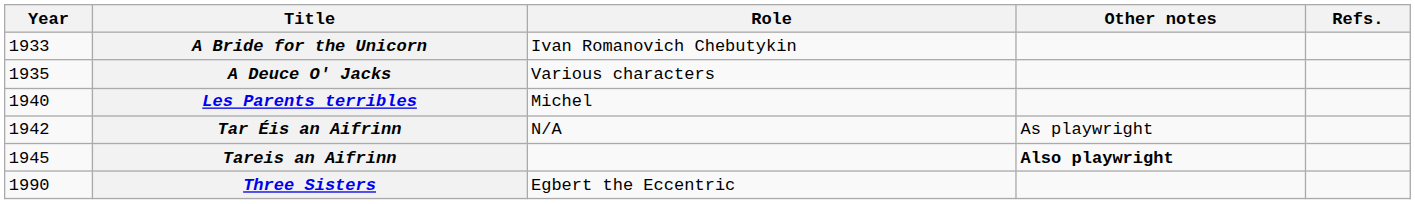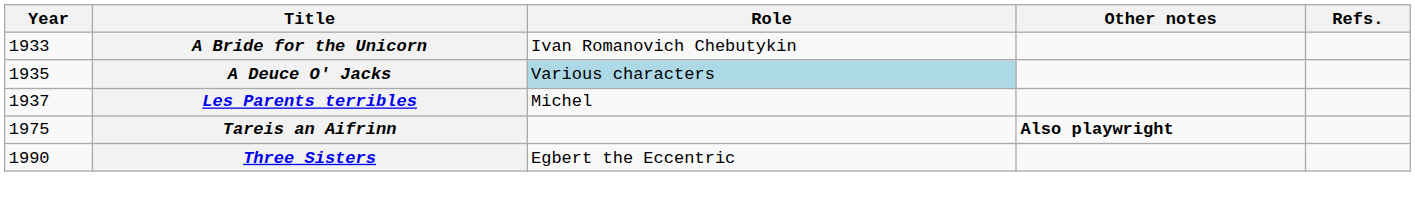(623, 74) no background -> (623, 74) lightblue background
(29, 102) 1940 -> (29, 102) 1937
- row: (310, 130)
(29, 157) 1945 -> (29, 130) 1975
